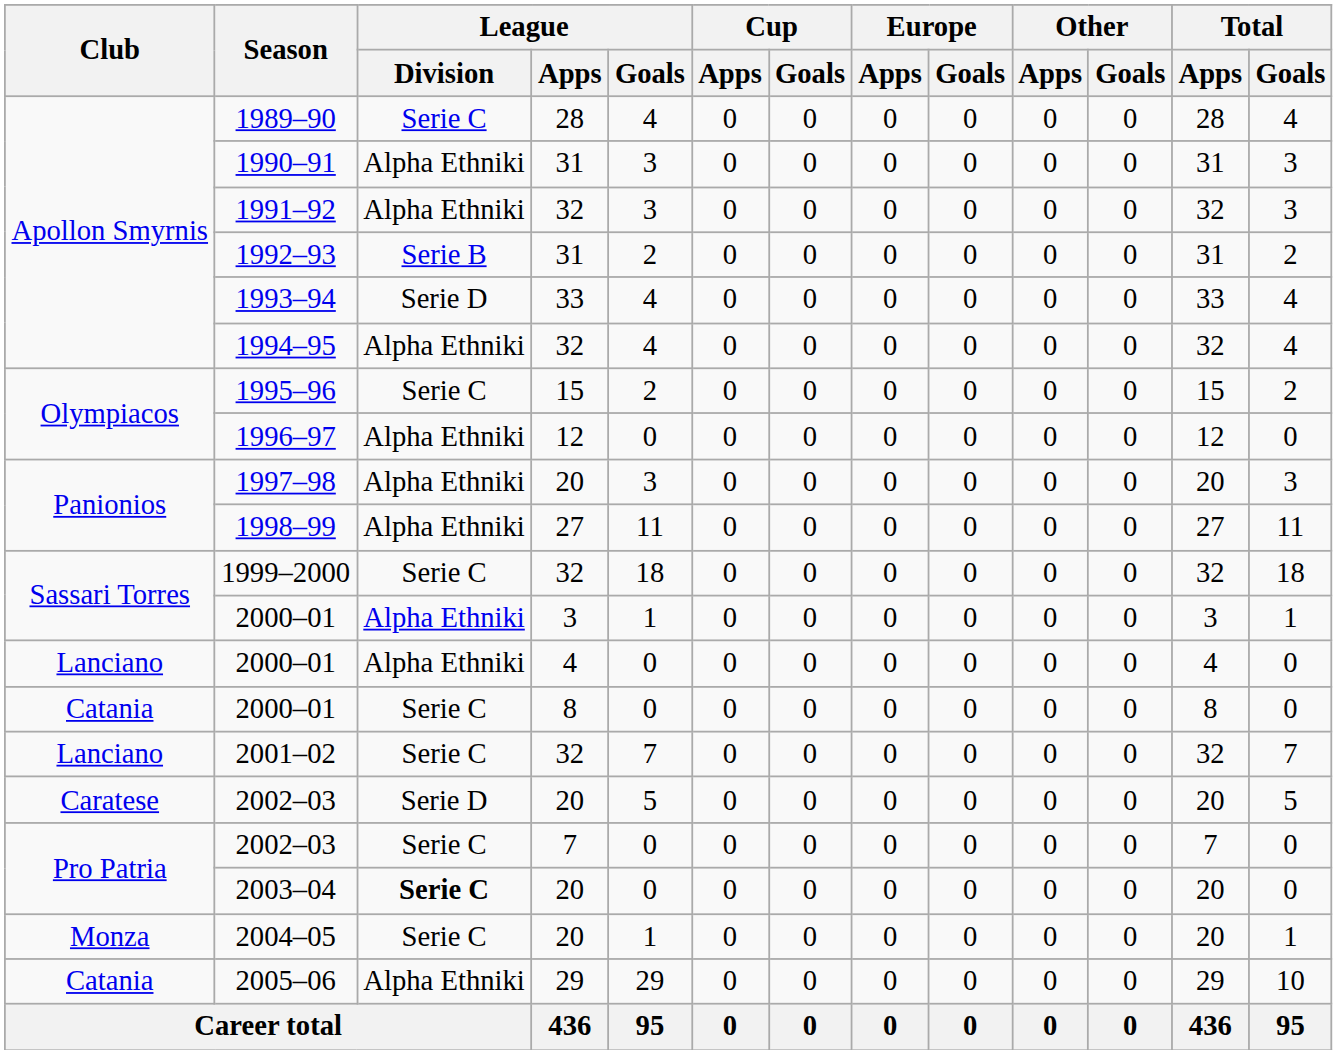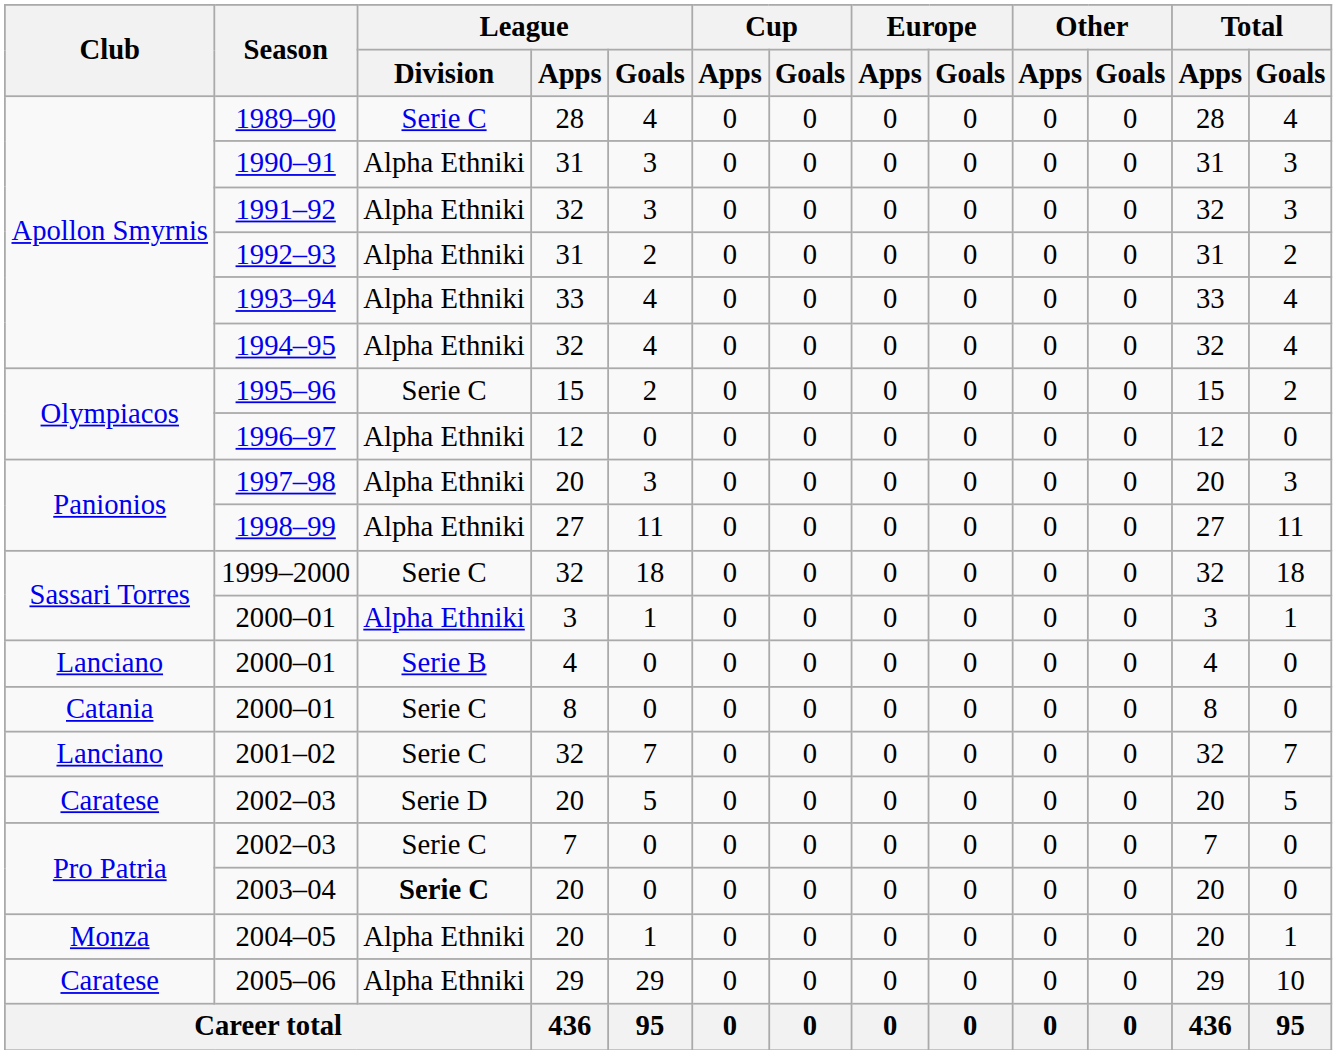(444, 254) Serie B -> (444, 254) Alpha Ethniki
(444, 299) Serie D -> (444, 299) Alpha Ethniki
(444, 663) Alpha Ethniki -> (444, 663) Serie B
(444, 935) Serie C -> (444, 935) Alpha Ethniki
(110, 981) Catania -> (110, 981) Caratese
